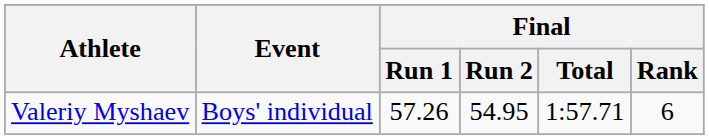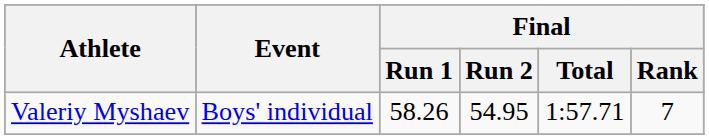(419, 112) 57.26 -> (419, 112) 58.26
(667, 112) 6 -> (667, 112) 7
